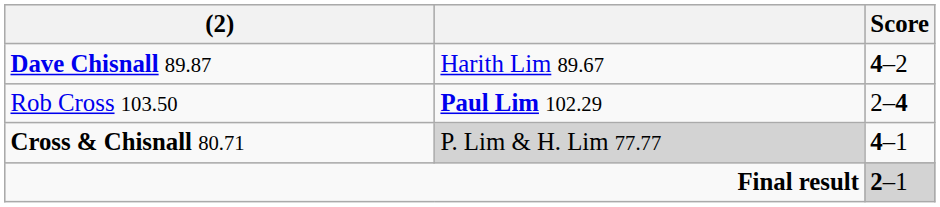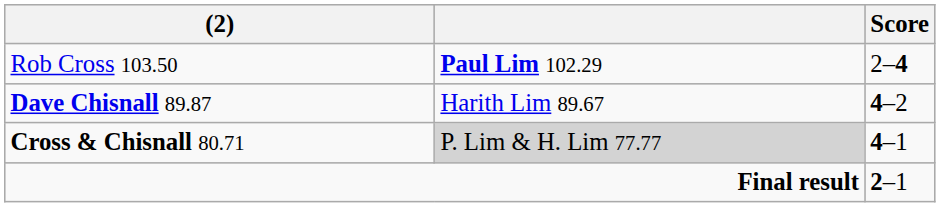rows swapped: (94, 102) <-> (111, 63)
(889, 181) lightgrey background -> (889, 181) no background
